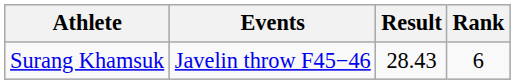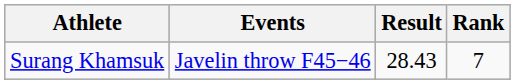(478, 60) 6 -> (478, 60) 7
